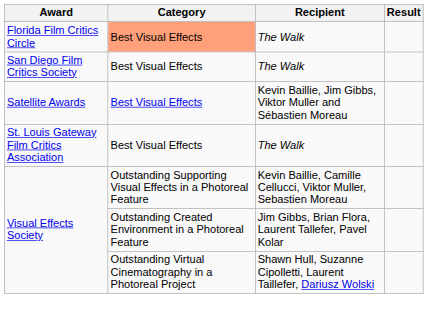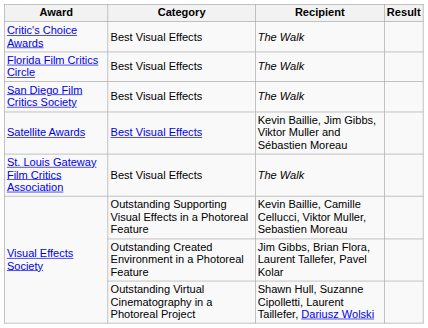+ row: (42, 36)
(156, 36) lightsalmon background -> (156, 66) no background
